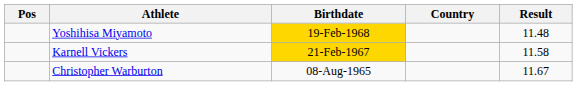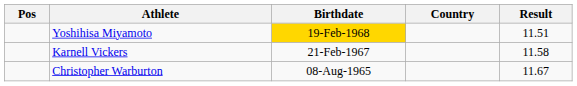(536, 33) 11.48 -> (536, 33) 11.51
(339, 52) gold background -> (339, 52) no background
